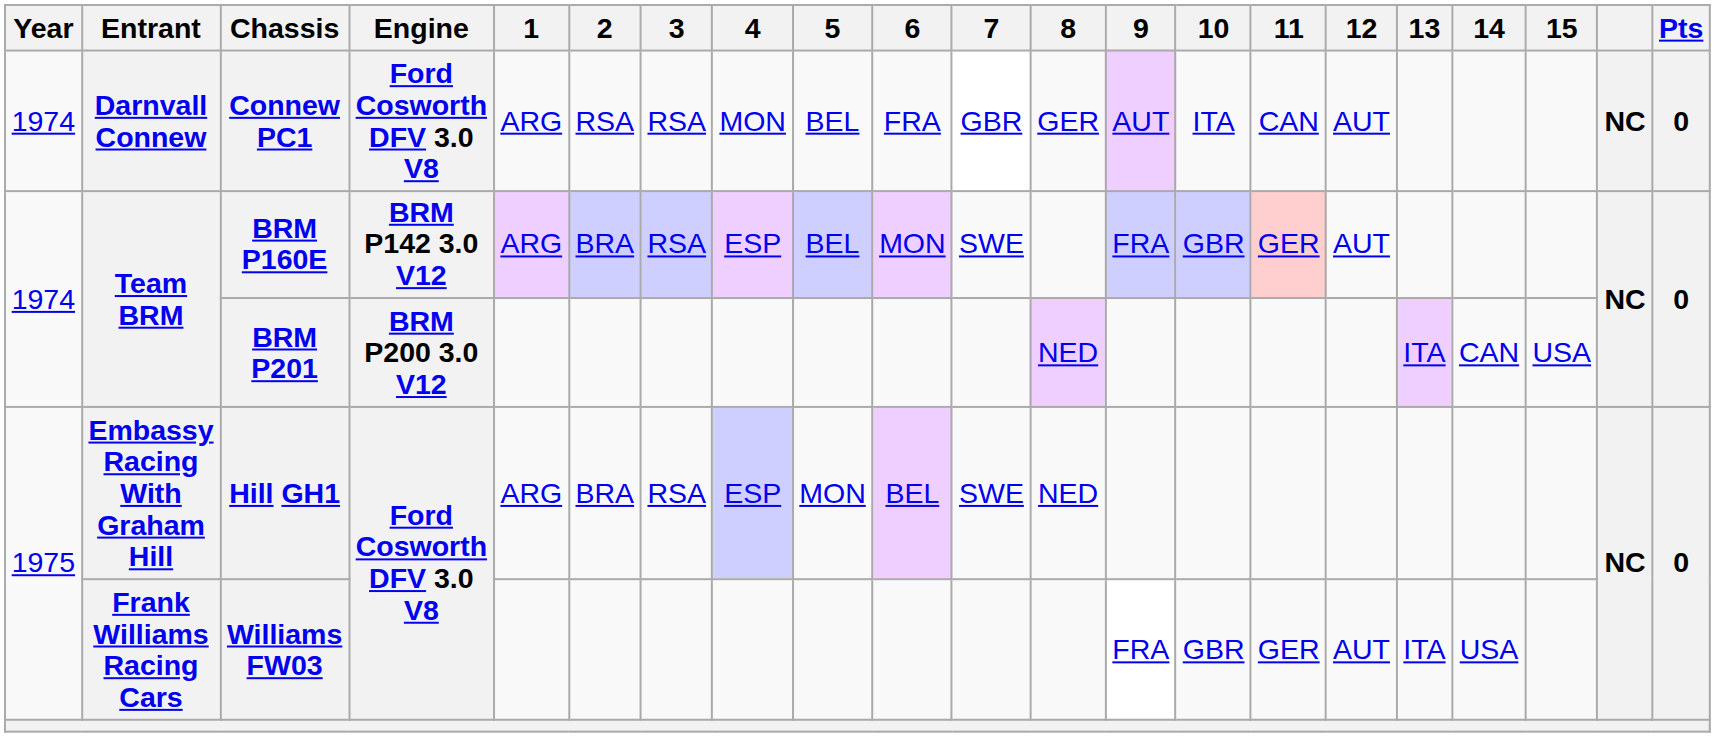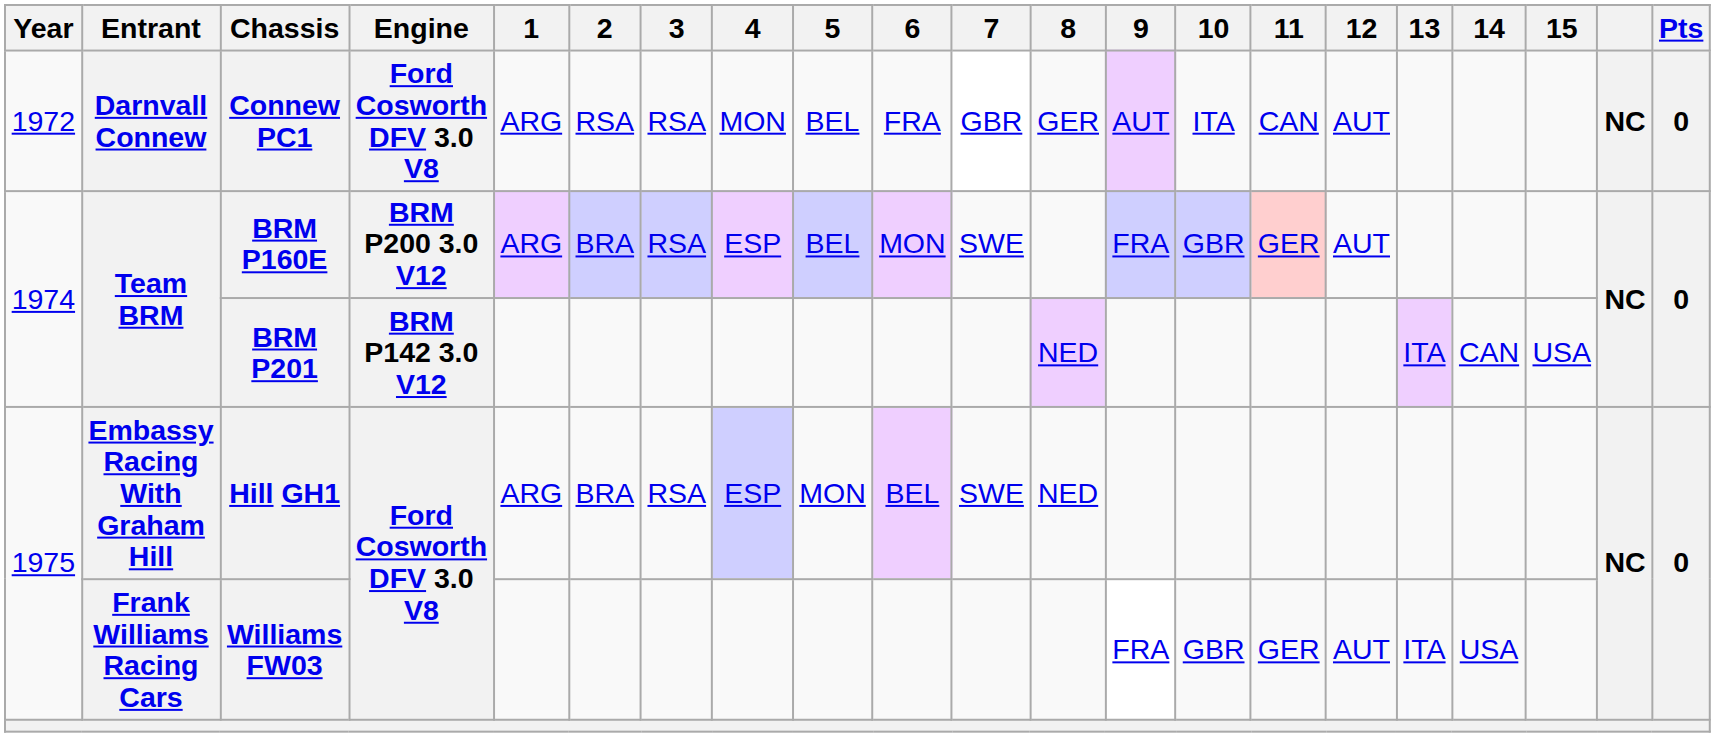(43, 120) 1974 -> (43, 120) 1972
(421, 245) BRM P142 3.0 V12 -> (421, 245) BRM P200 3.0 V12
(421, 353) BRM P200 3.0 V12 -> (421, 353) BRM P142 3.0 V12
